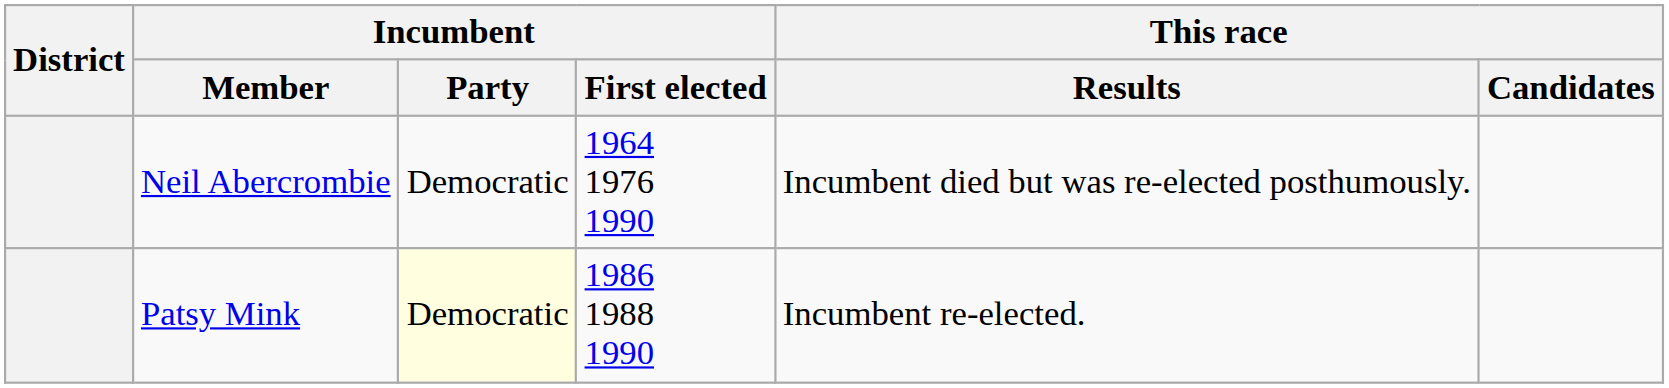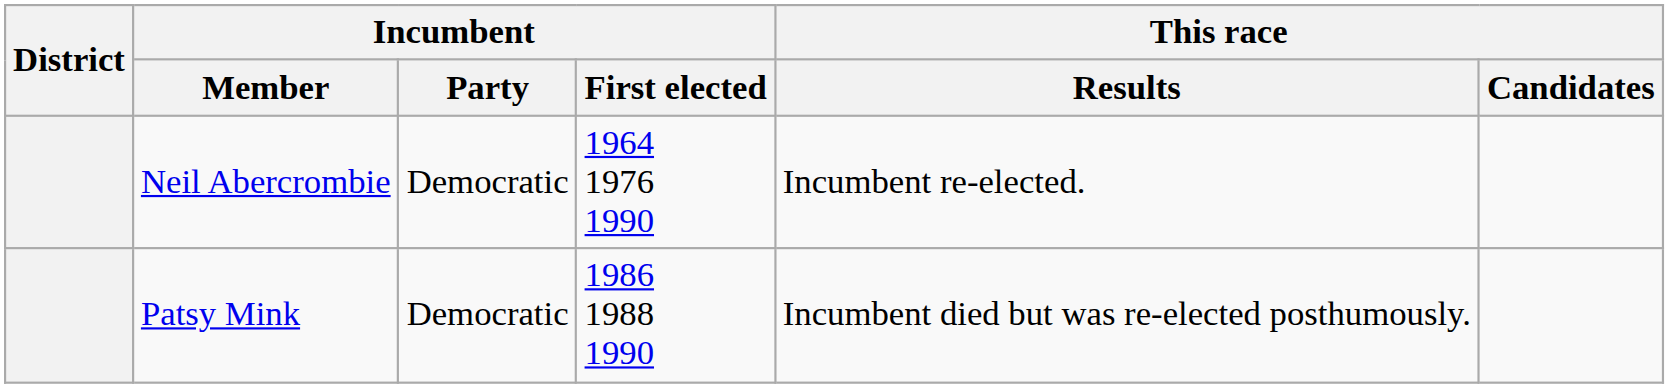(1127, 181) Incumbent died but was re-elected posthumously. -> (934, 181) Incumbent re-elected.
(488, 314) lightyellow background -> (488, 314) no background
(934, 314) Incumbent re-elected. -> (1127, 314) Incumbent died but was re-elected posthumously.
